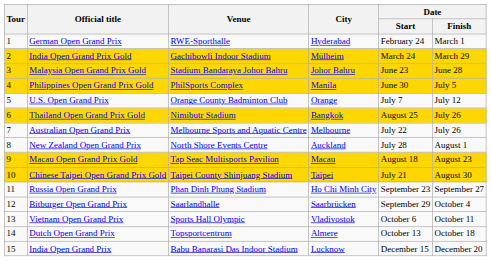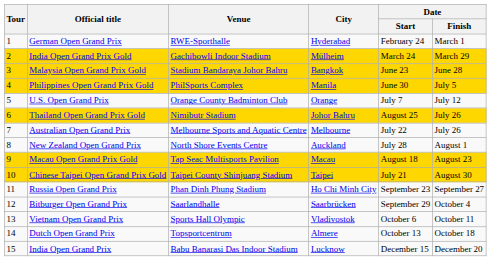(333, 70) Johor Bahru -> (327, 70) Bangkok
(327, 115) Bangkok -> (333, 115) Johor Bahru
